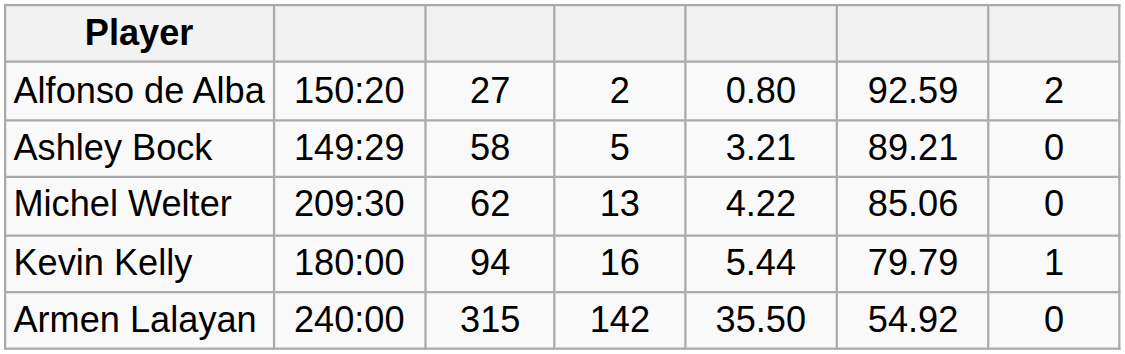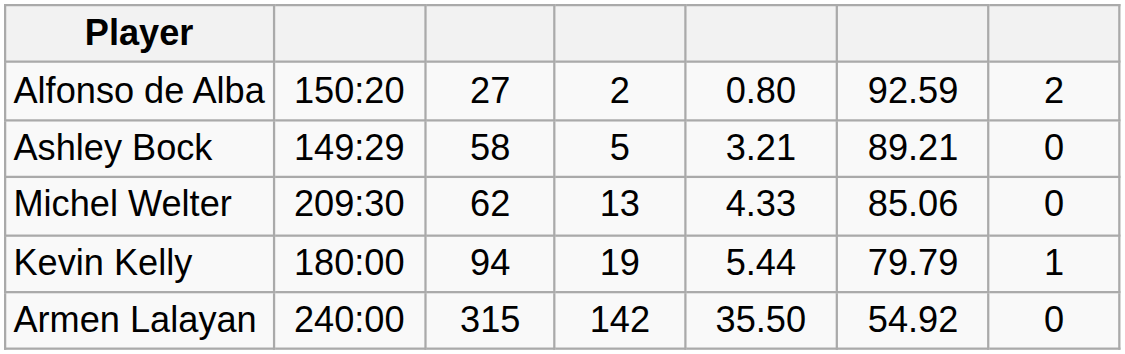(761, 205) 4.22 -> (761, 205) 4.33
(620, 262) 16 -> (620, 262) 19
